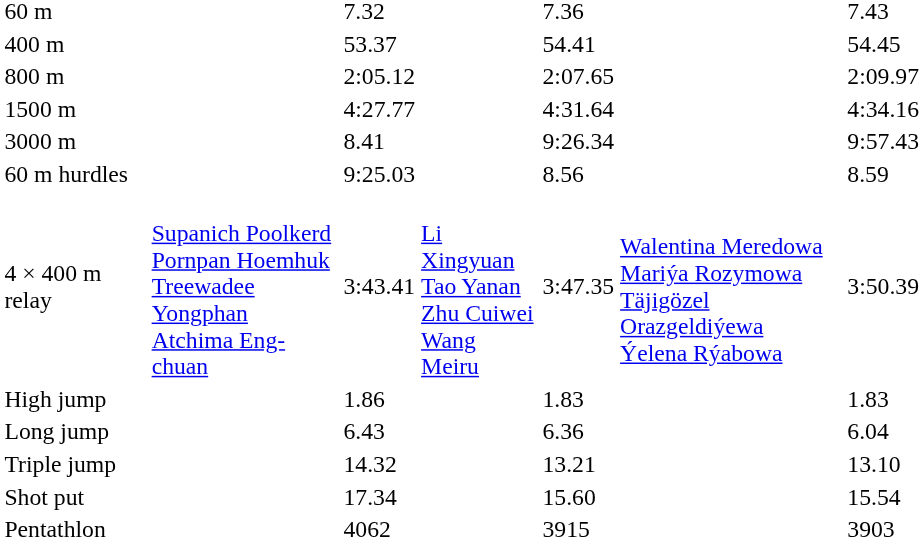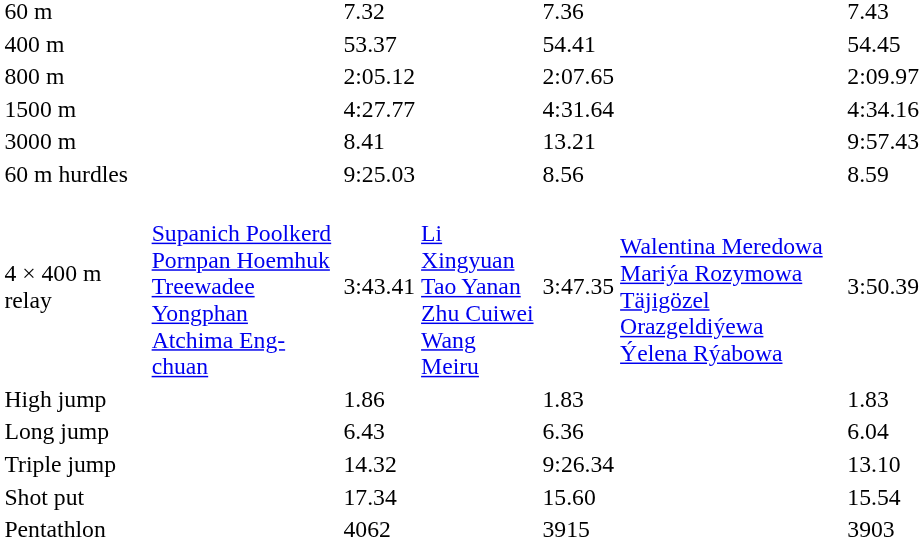(578, 141) 9:26.34 -> (569, 141) 13.21
(569, 464) 13.21 -> (578, 464) 9:26.34
